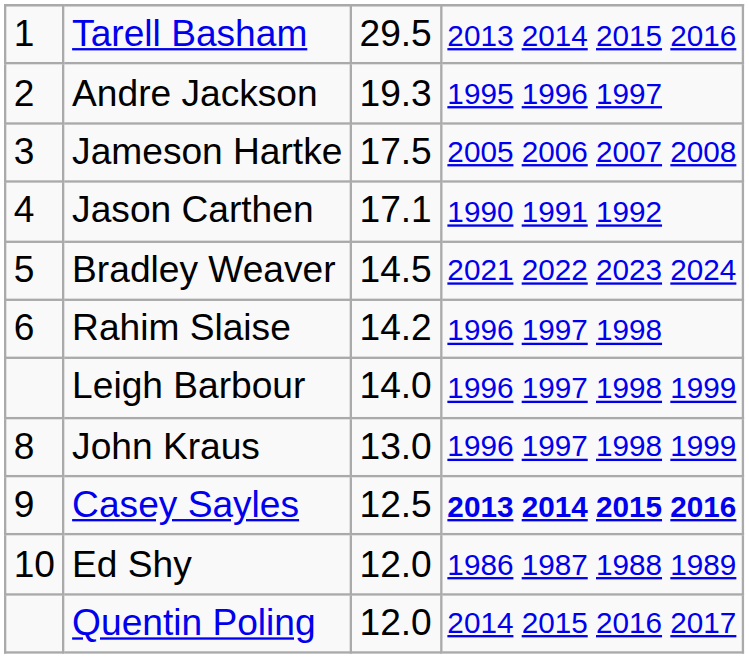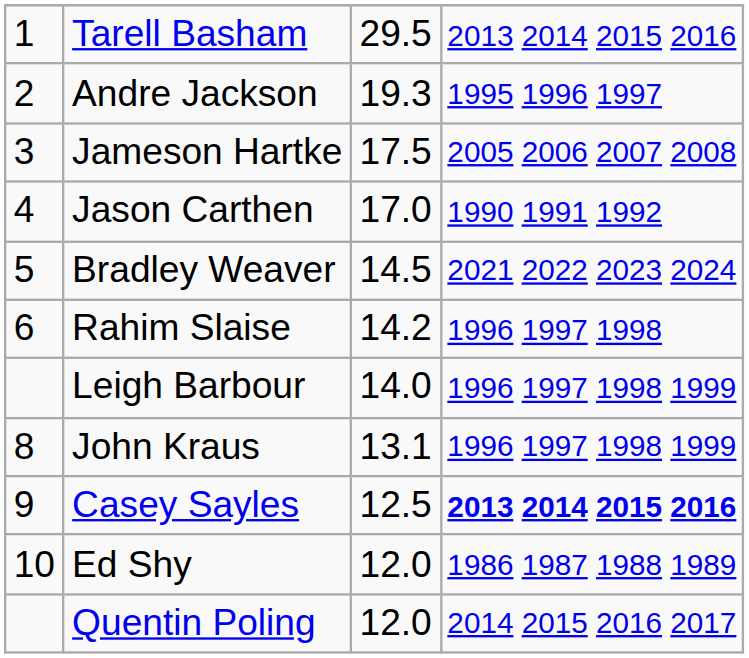(396, 210) 17.1 -> (396, 210) 17.0
(396, 446) 13.0 -> (396, 446) 13.1
